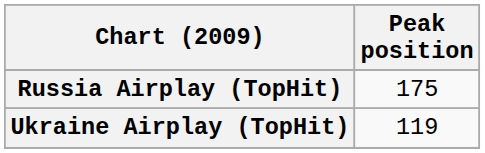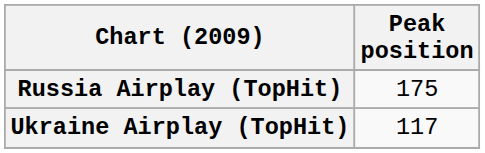(417, 128) 119 -> (417, 128) 117
